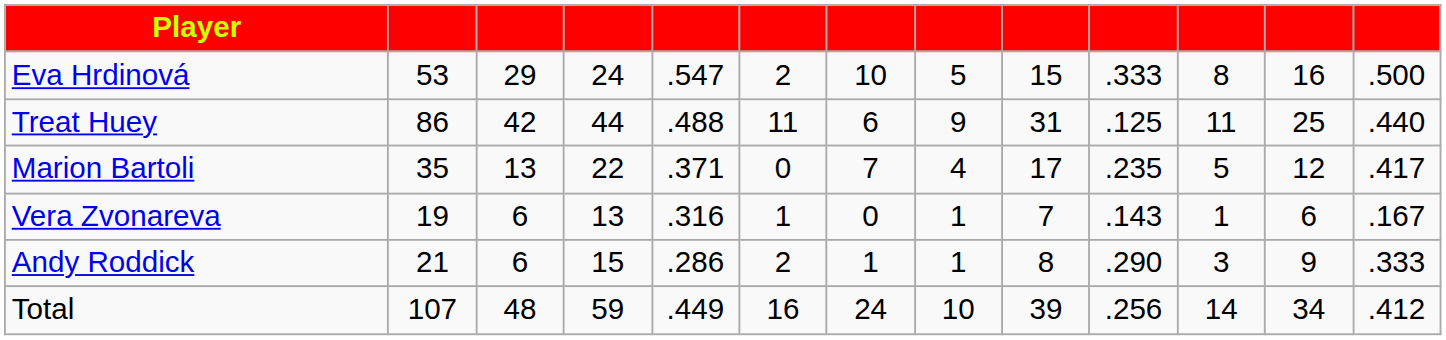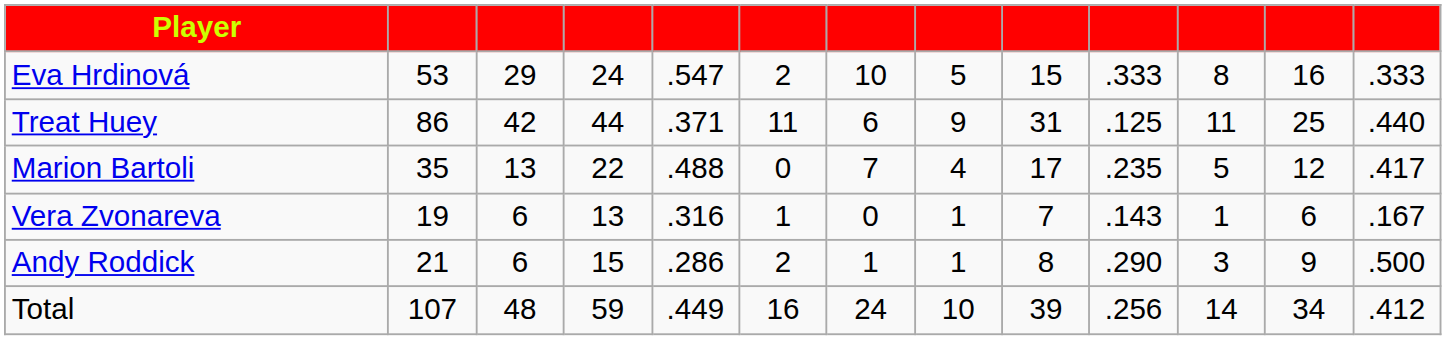(1396, 74) .500 -> (1396, 74) .333
(695, 121) .488 -> (695, 121) .371
(695, 168) .371 -> (695, 168) .488
(1396, 262) .333 -> (1396, 262) .500
